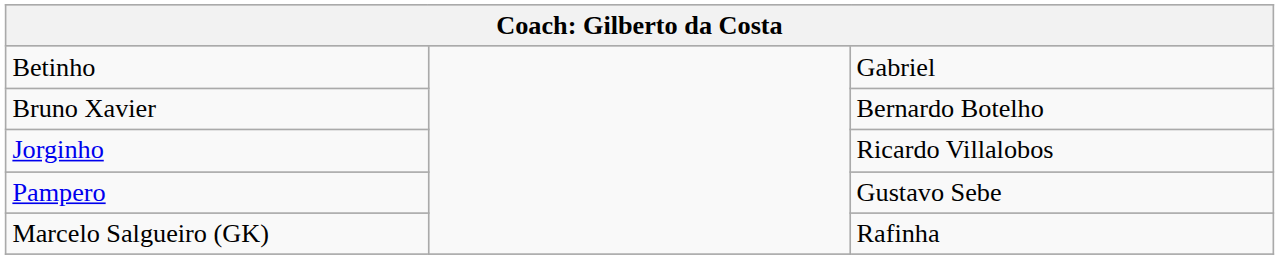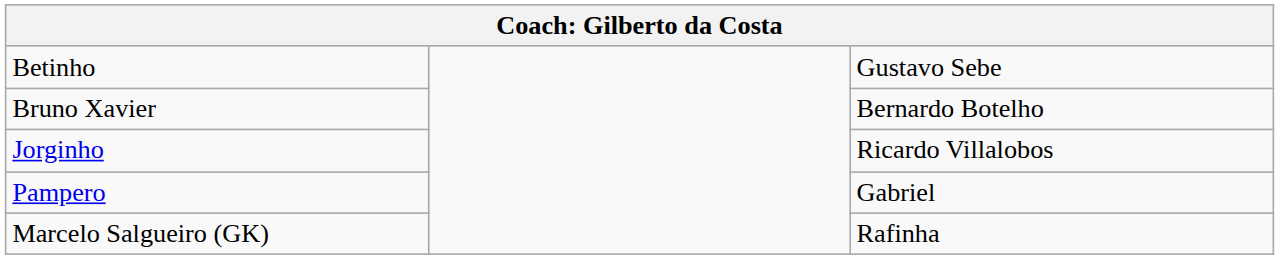(896, 66) Gabriel -> (929, 66) Gustavo Sebe
(929, 191) Gustavo Sebe -> (896, 191) Gabriel
